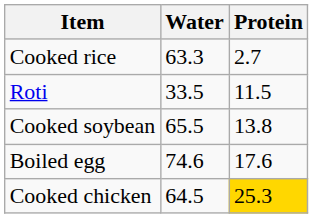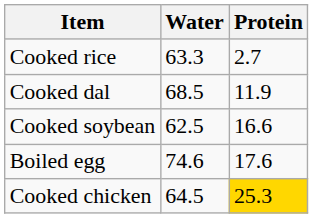+ row: (60, 91)
- row: (29, 91)
(185, 126) 65.5 -> (185, 126) 62.5
(253, 126) 13.8 -> (253, 126) 16.6
